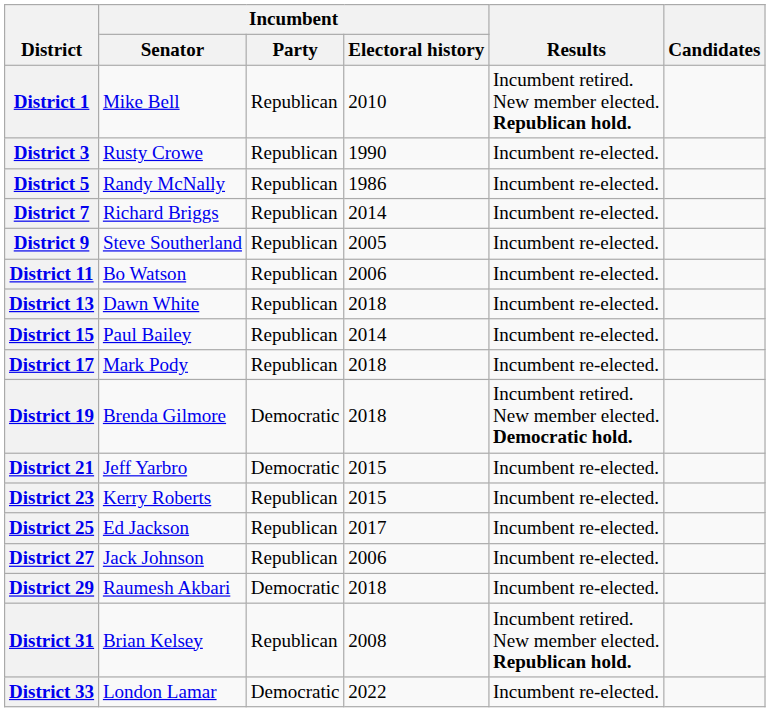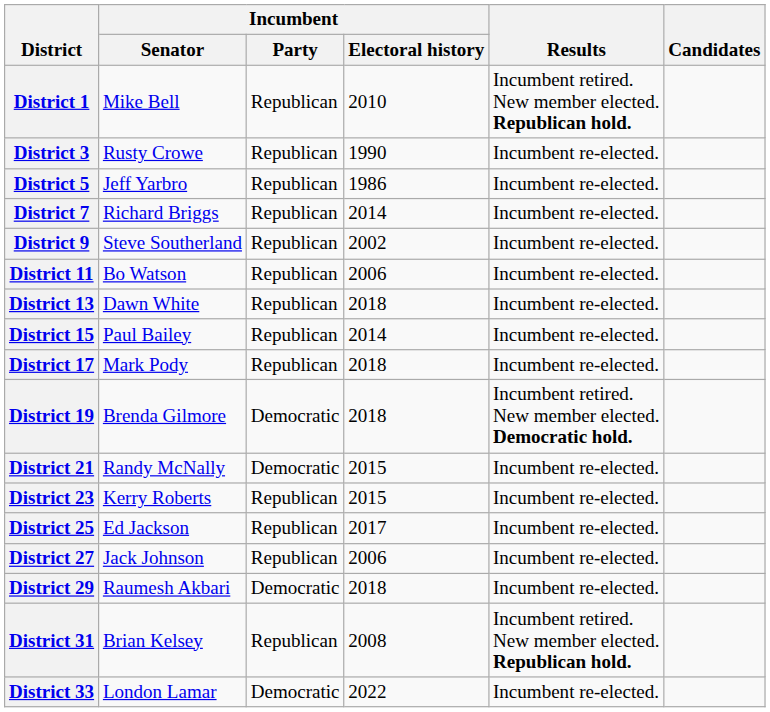(164, 183) Randy McNally -> (145, 183) Jeff Yarbro
(367, 243) 2005 -> (367, 243) 2002
(145, 467) Jeff Yarbro -> (164, 467) Randy McNally
